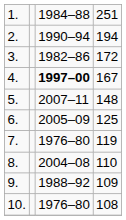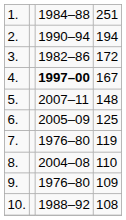(64, 183) 1988–92 -> (64, 183) 1976–80
(64, 204) 1976–80 -> (64, 204) 1988–92
